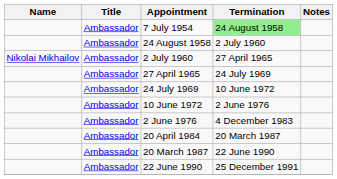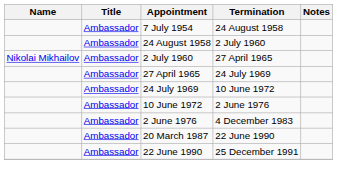(249, 27) lightgreen background -> (249, 27) no background
- row: (172, 136)
